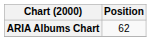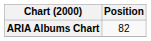(124, 28) 62 -> (124, 28) 82
